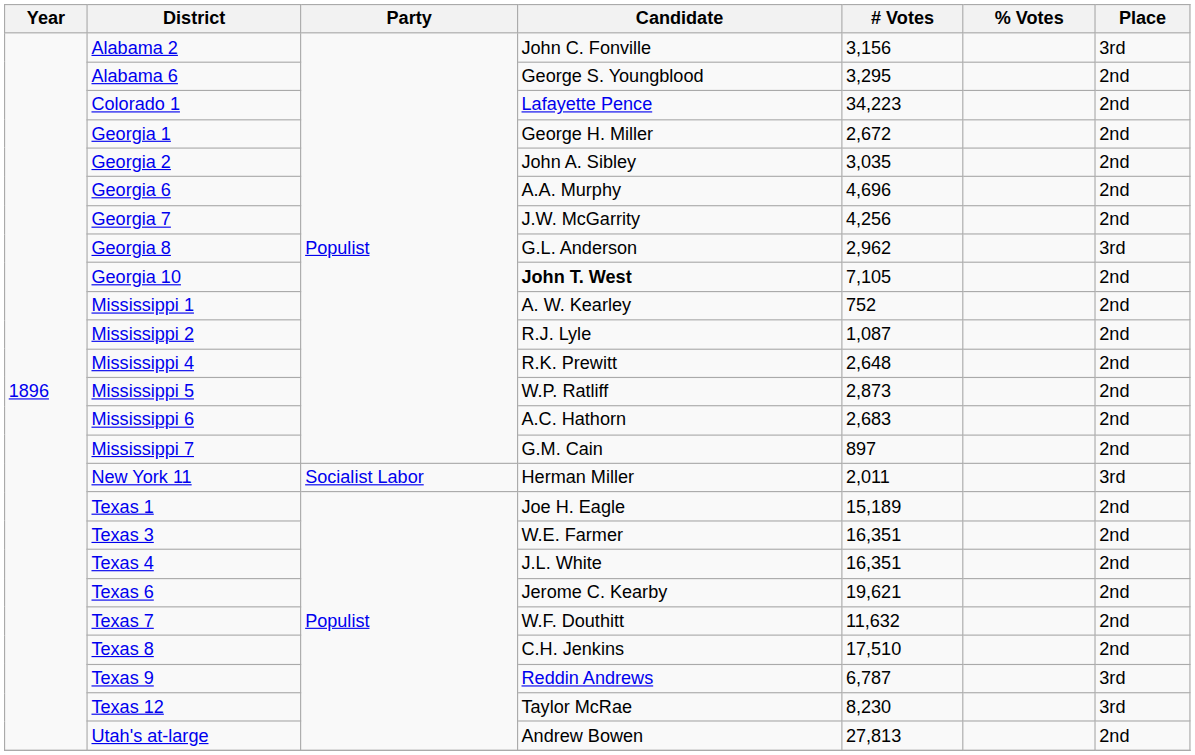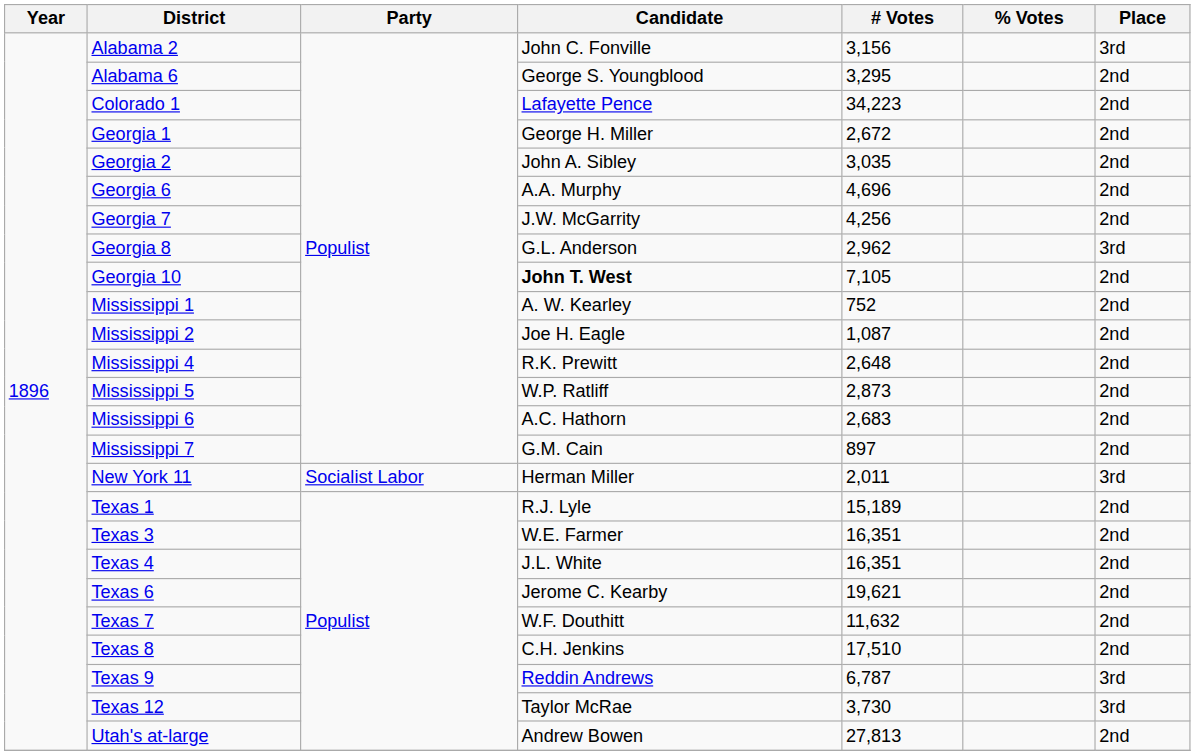(556, 334) R.J. Lyle -> (573, 334) Joe H. Eagle
(573, 506) Joe H. Eagle -> (556, 506) R.J. Lyle
(869, 707) 8,230 -> (869, 707) 3,730
